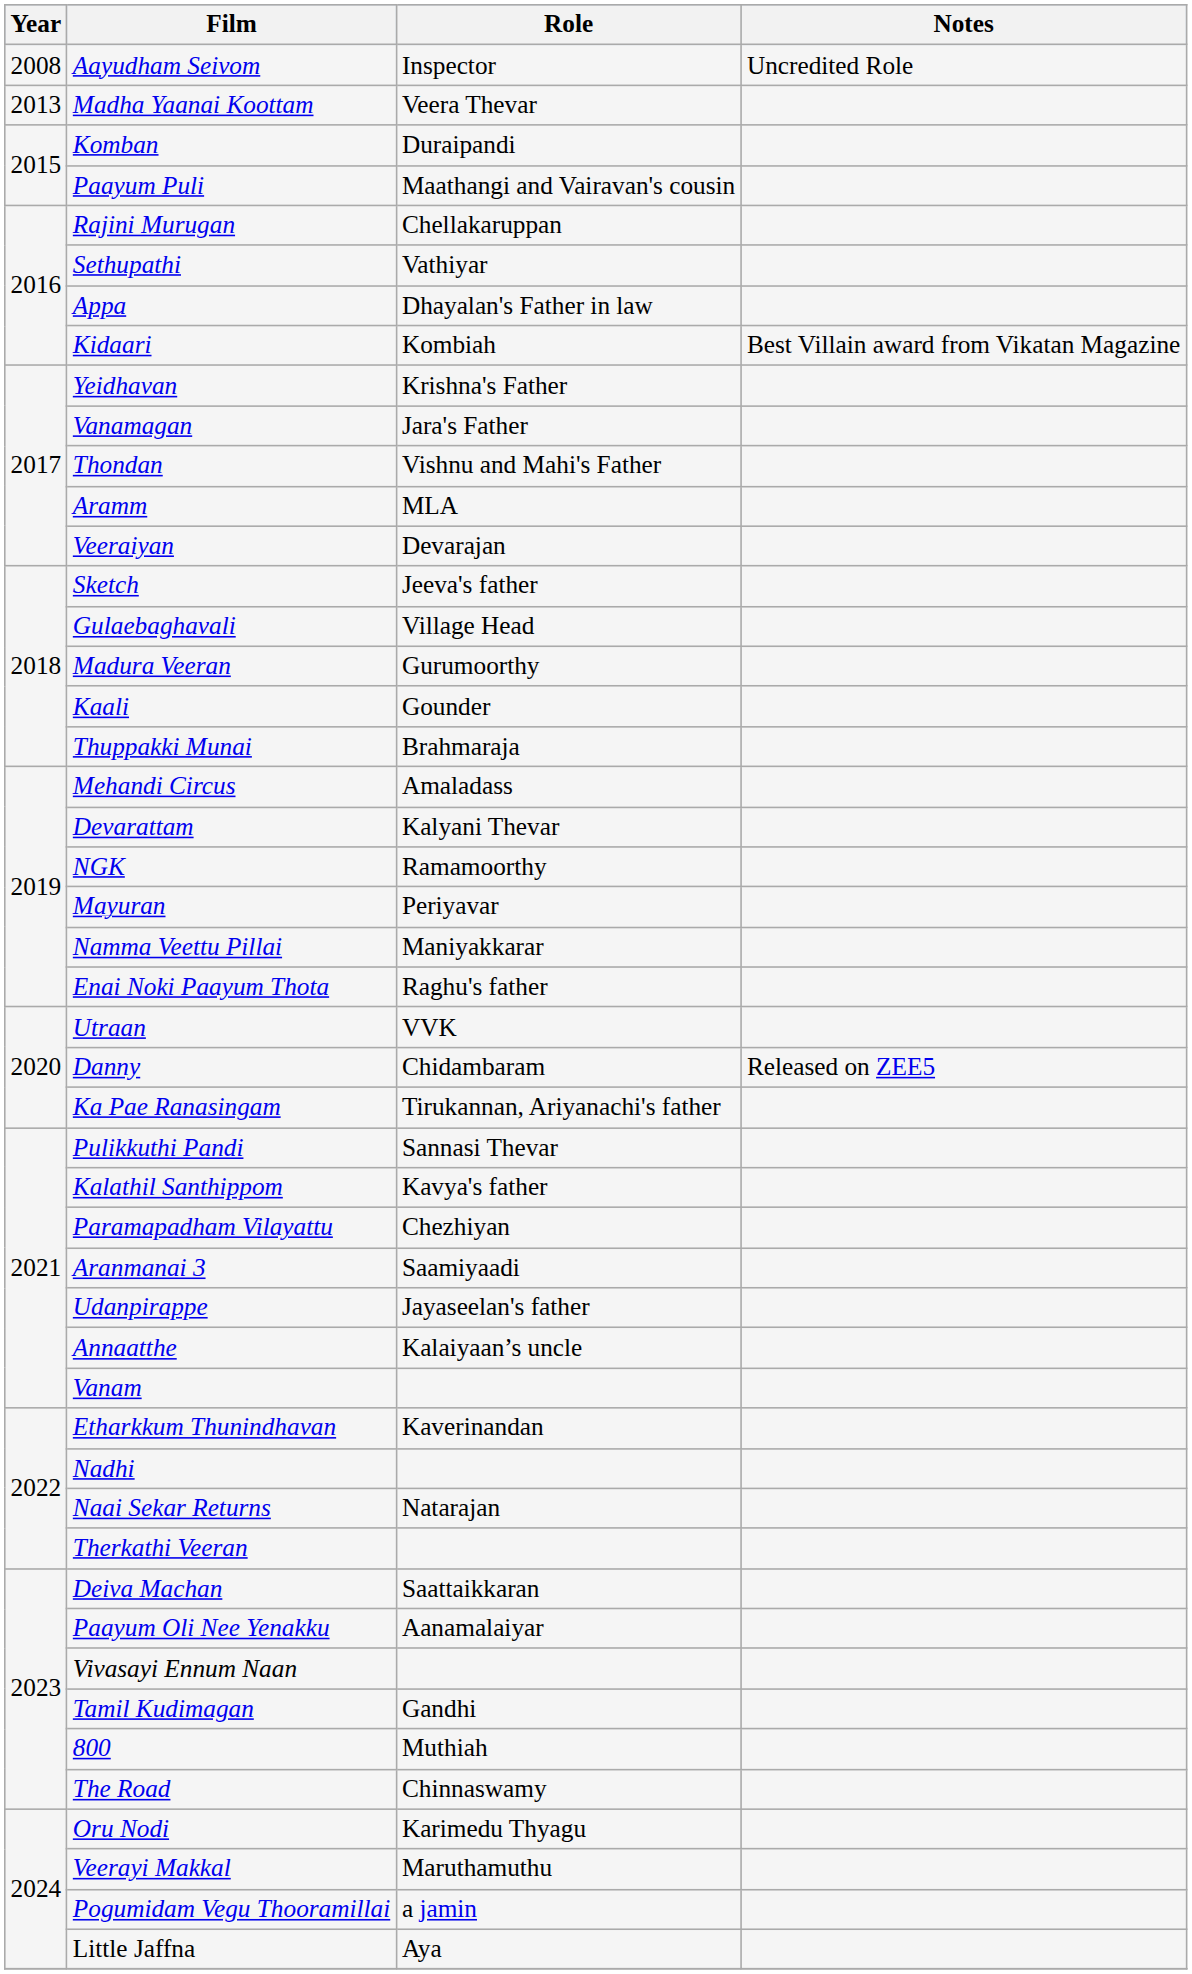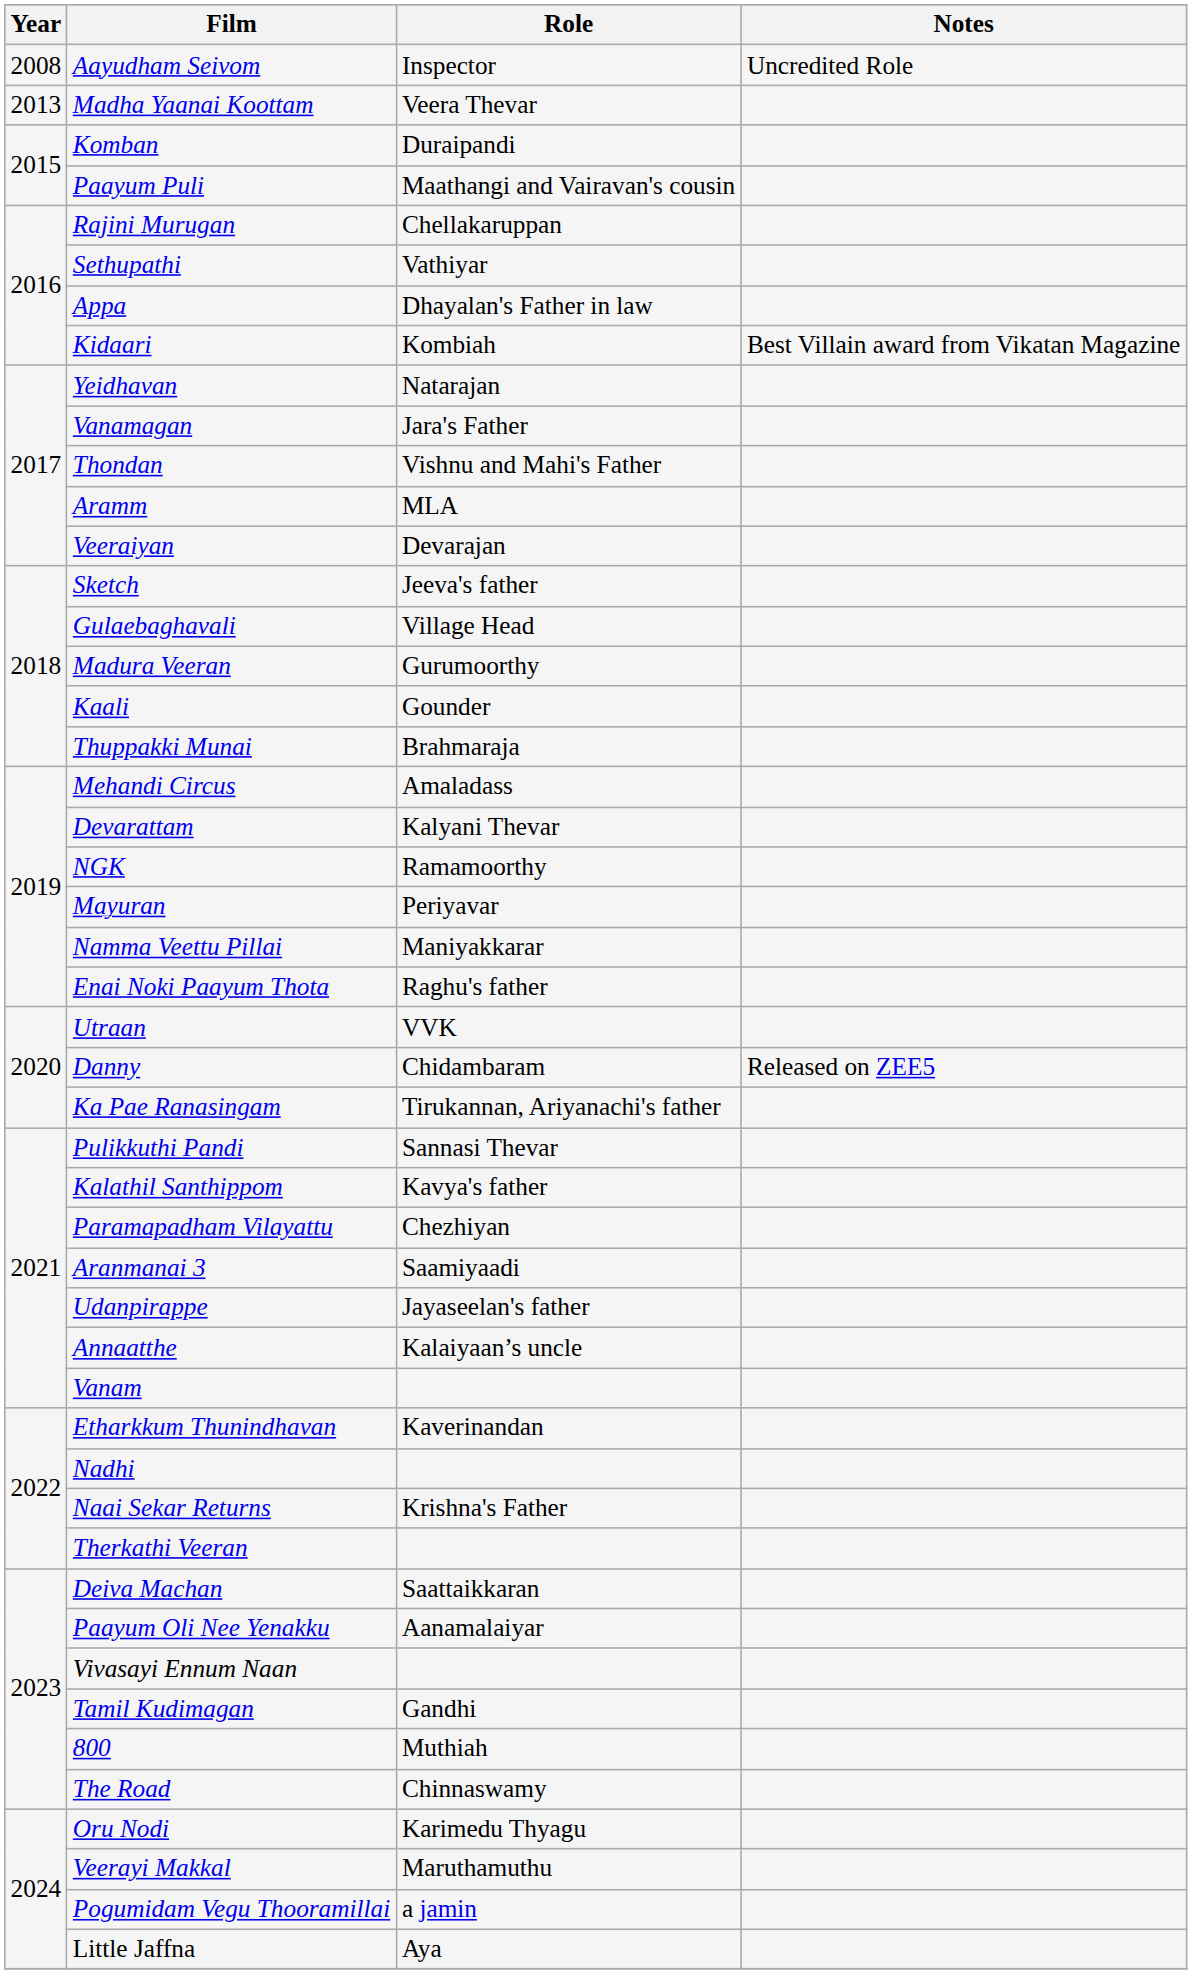(485, 385) Krishna's Father -> (451, 385) Natarajan
(451, 1507) Natarajan -> (485, 1507) Krishna's Father
